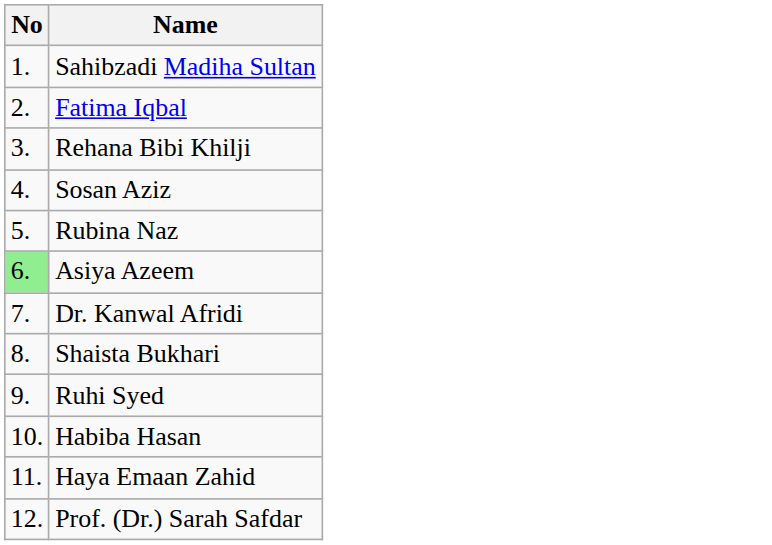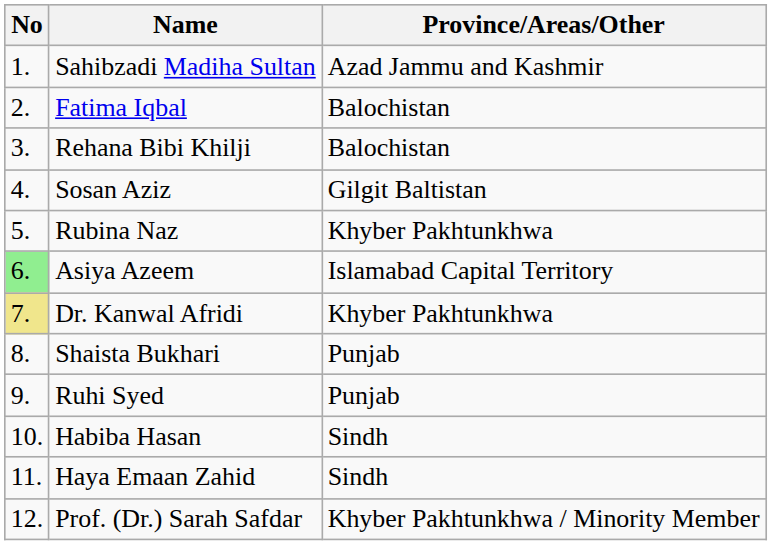+ column: (544, 25)
(21, 312) no background -> (21, 312) khaki background
